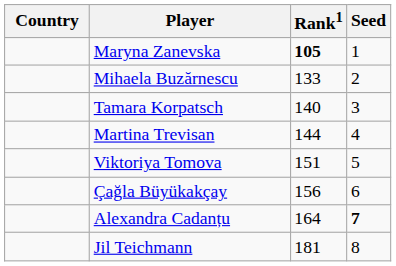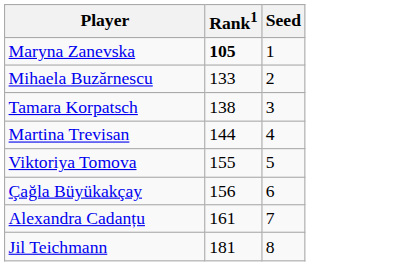- column: (47, 20)
(308, 106) 140 -> (222, 106) 138
(308, 162) 151 -> (222, 162) 155
(308, 218) 164 -> (222, 218) 161
(355, 218) bold -> (270, 218) normal
